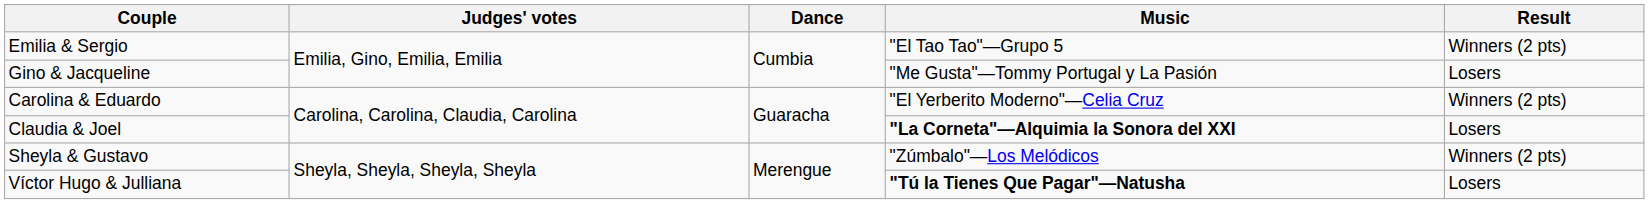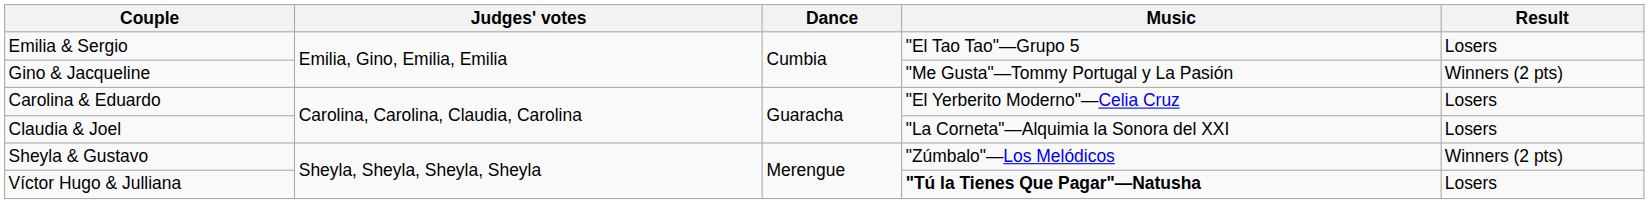(1508, 45) Winners (2 pts) -> (1471, 45) Losers
(1475, 73) Losers -> (1504, 73) Winners (2 pts)
(1508, 101) Winners (2 pts) -> (1471, 101) Losers
(1063, 128) bold -> (1067, 128) normal
